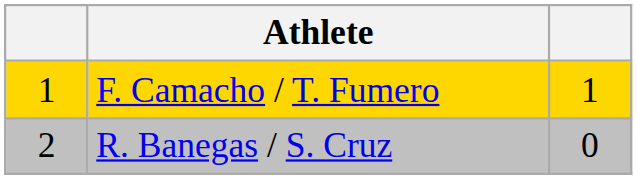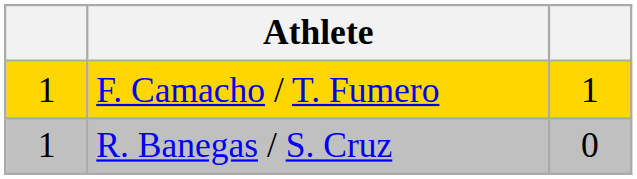(47, 145) 2 -> (47, 145) 1
